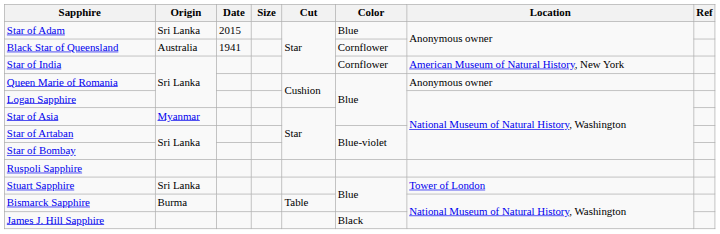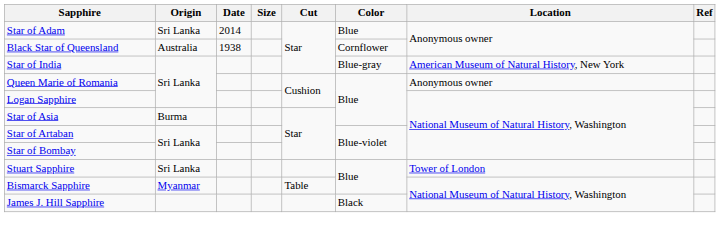(230, 30) 2015 -> (230, 30) 2014
(230, 47) 1941 -> (230, 47) 1938
(363, 64) Cornflower -> (360, 64) Blue-gray
(179, 116) Myanmar -> (172, 116) Burma
- row: (44, 168)
(172, 202) Burma -> (179, 185) Myanmar
